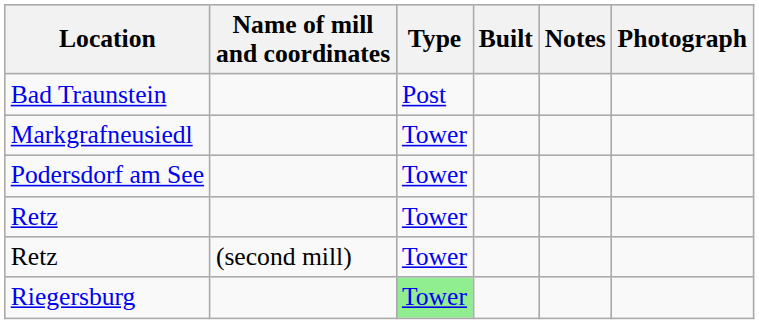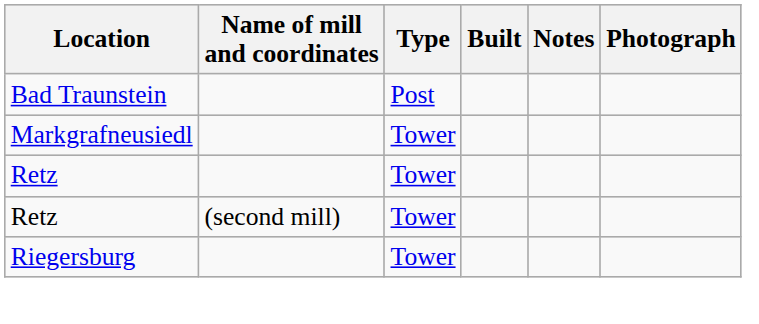- row: (107, 175)
(434, 297) lightgreen background -> (423, 256) no background
